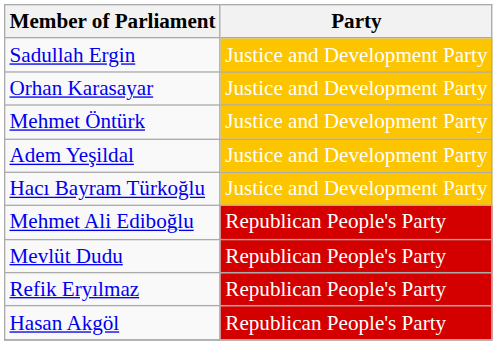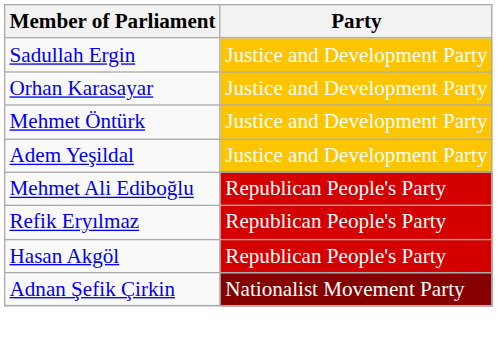- row: (107, 188)
- row: (66, 255)
+ row: (92, 289)
